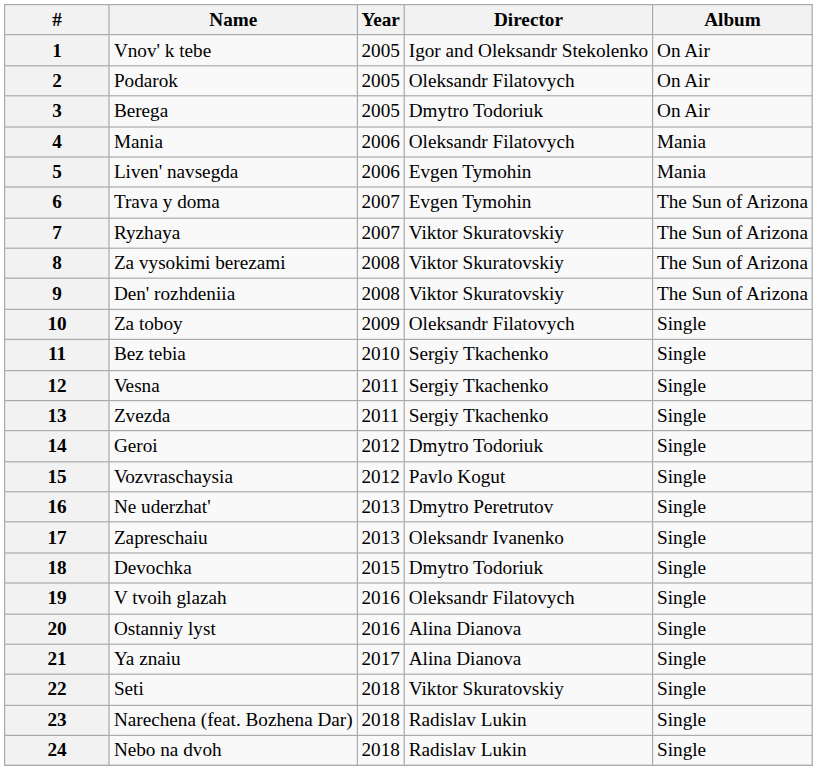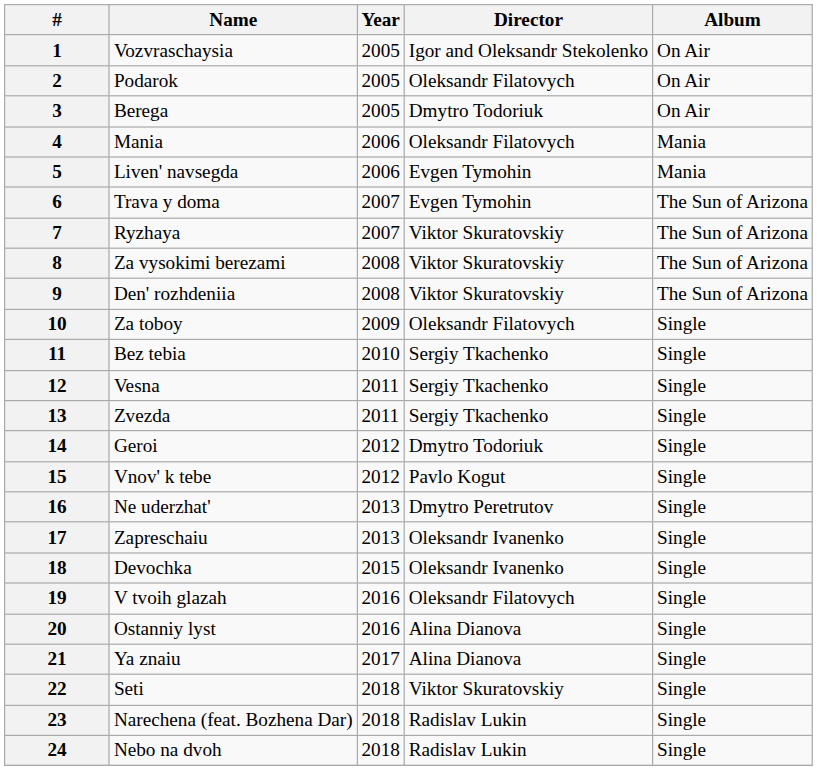(163, 50) Vnov' k tebe -> (173, 50) Vozvraschaysia
(173, 476) Vozvraschaysia -> (163, 476) Vnov' k tebe
(476, 567) Dmytro Todoriuk -> (486, 567) Oleksandr Ivanenko
